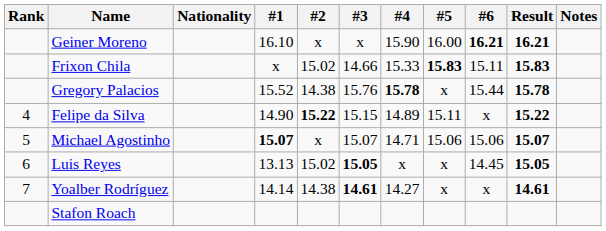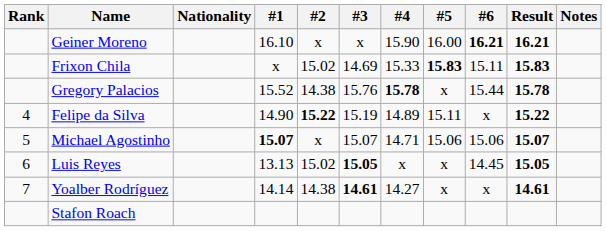(360, 66) 14.66 -> (360, 66) 14.69
(360, 115) 15.15 -> (360, 115) 15.19
